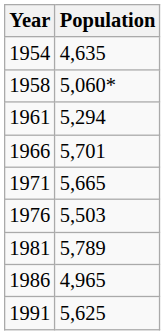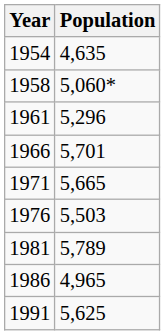(83, 118) 5,294 -> (83, 118) 5,296
